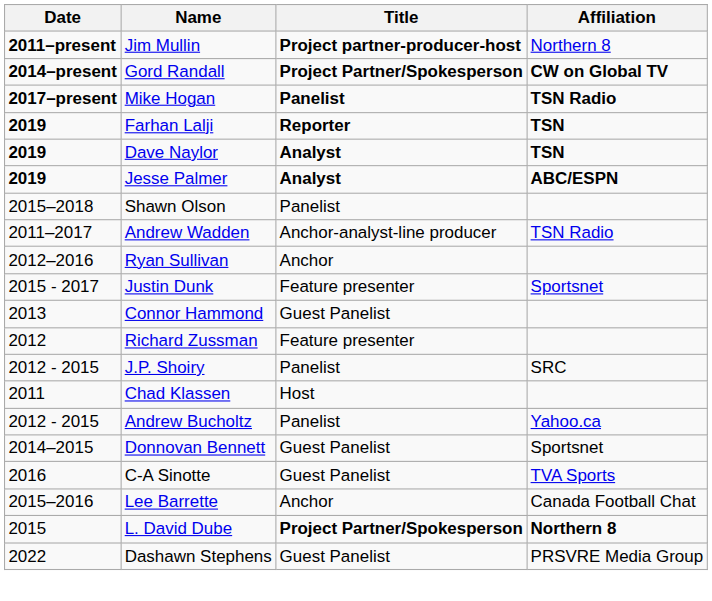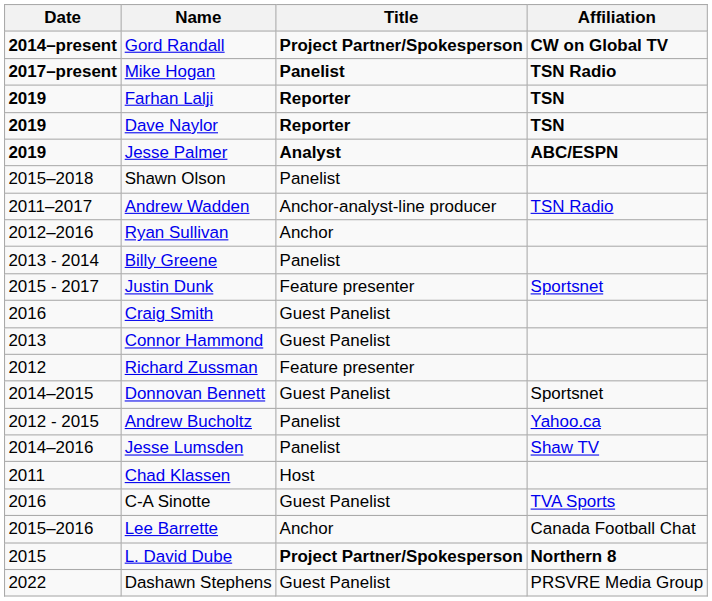- row: (162, 44)
(310, 152) Analyst -> (315, 125) Reporter
+ row: (171, 260)
+ row: (169, 313)
- row: (165, 367)
rows swapped: (195, 448) <-> (177, 394)
+ row: (184, 448)
